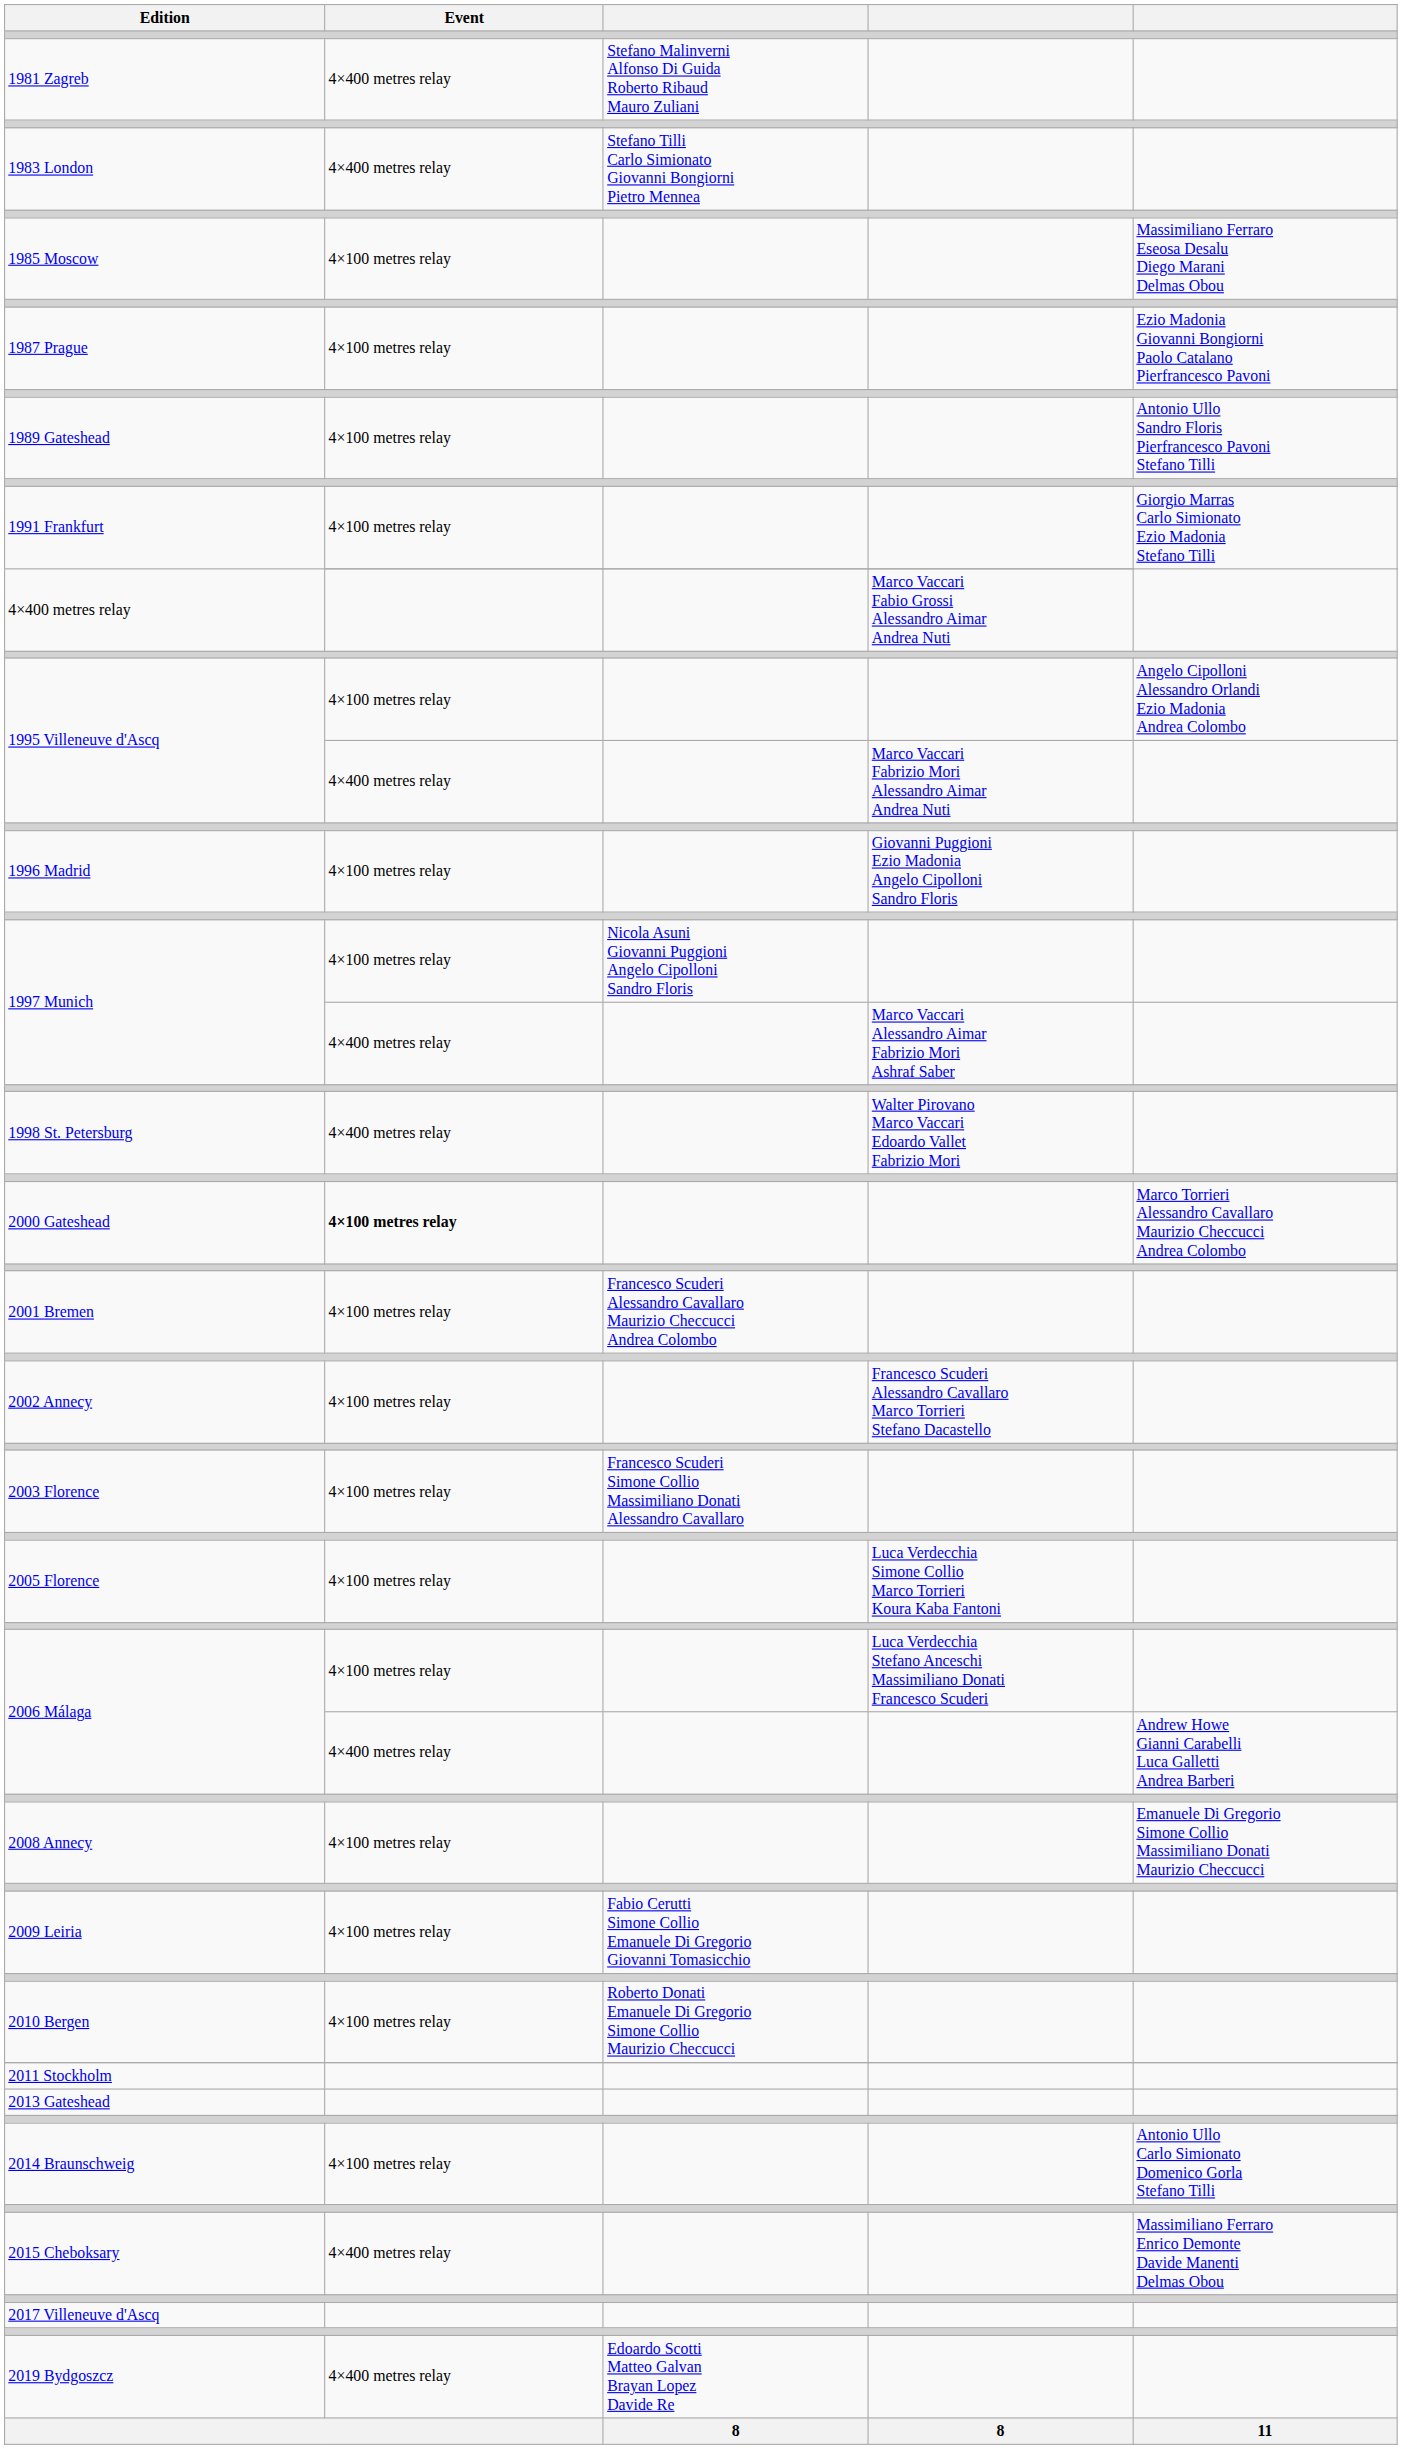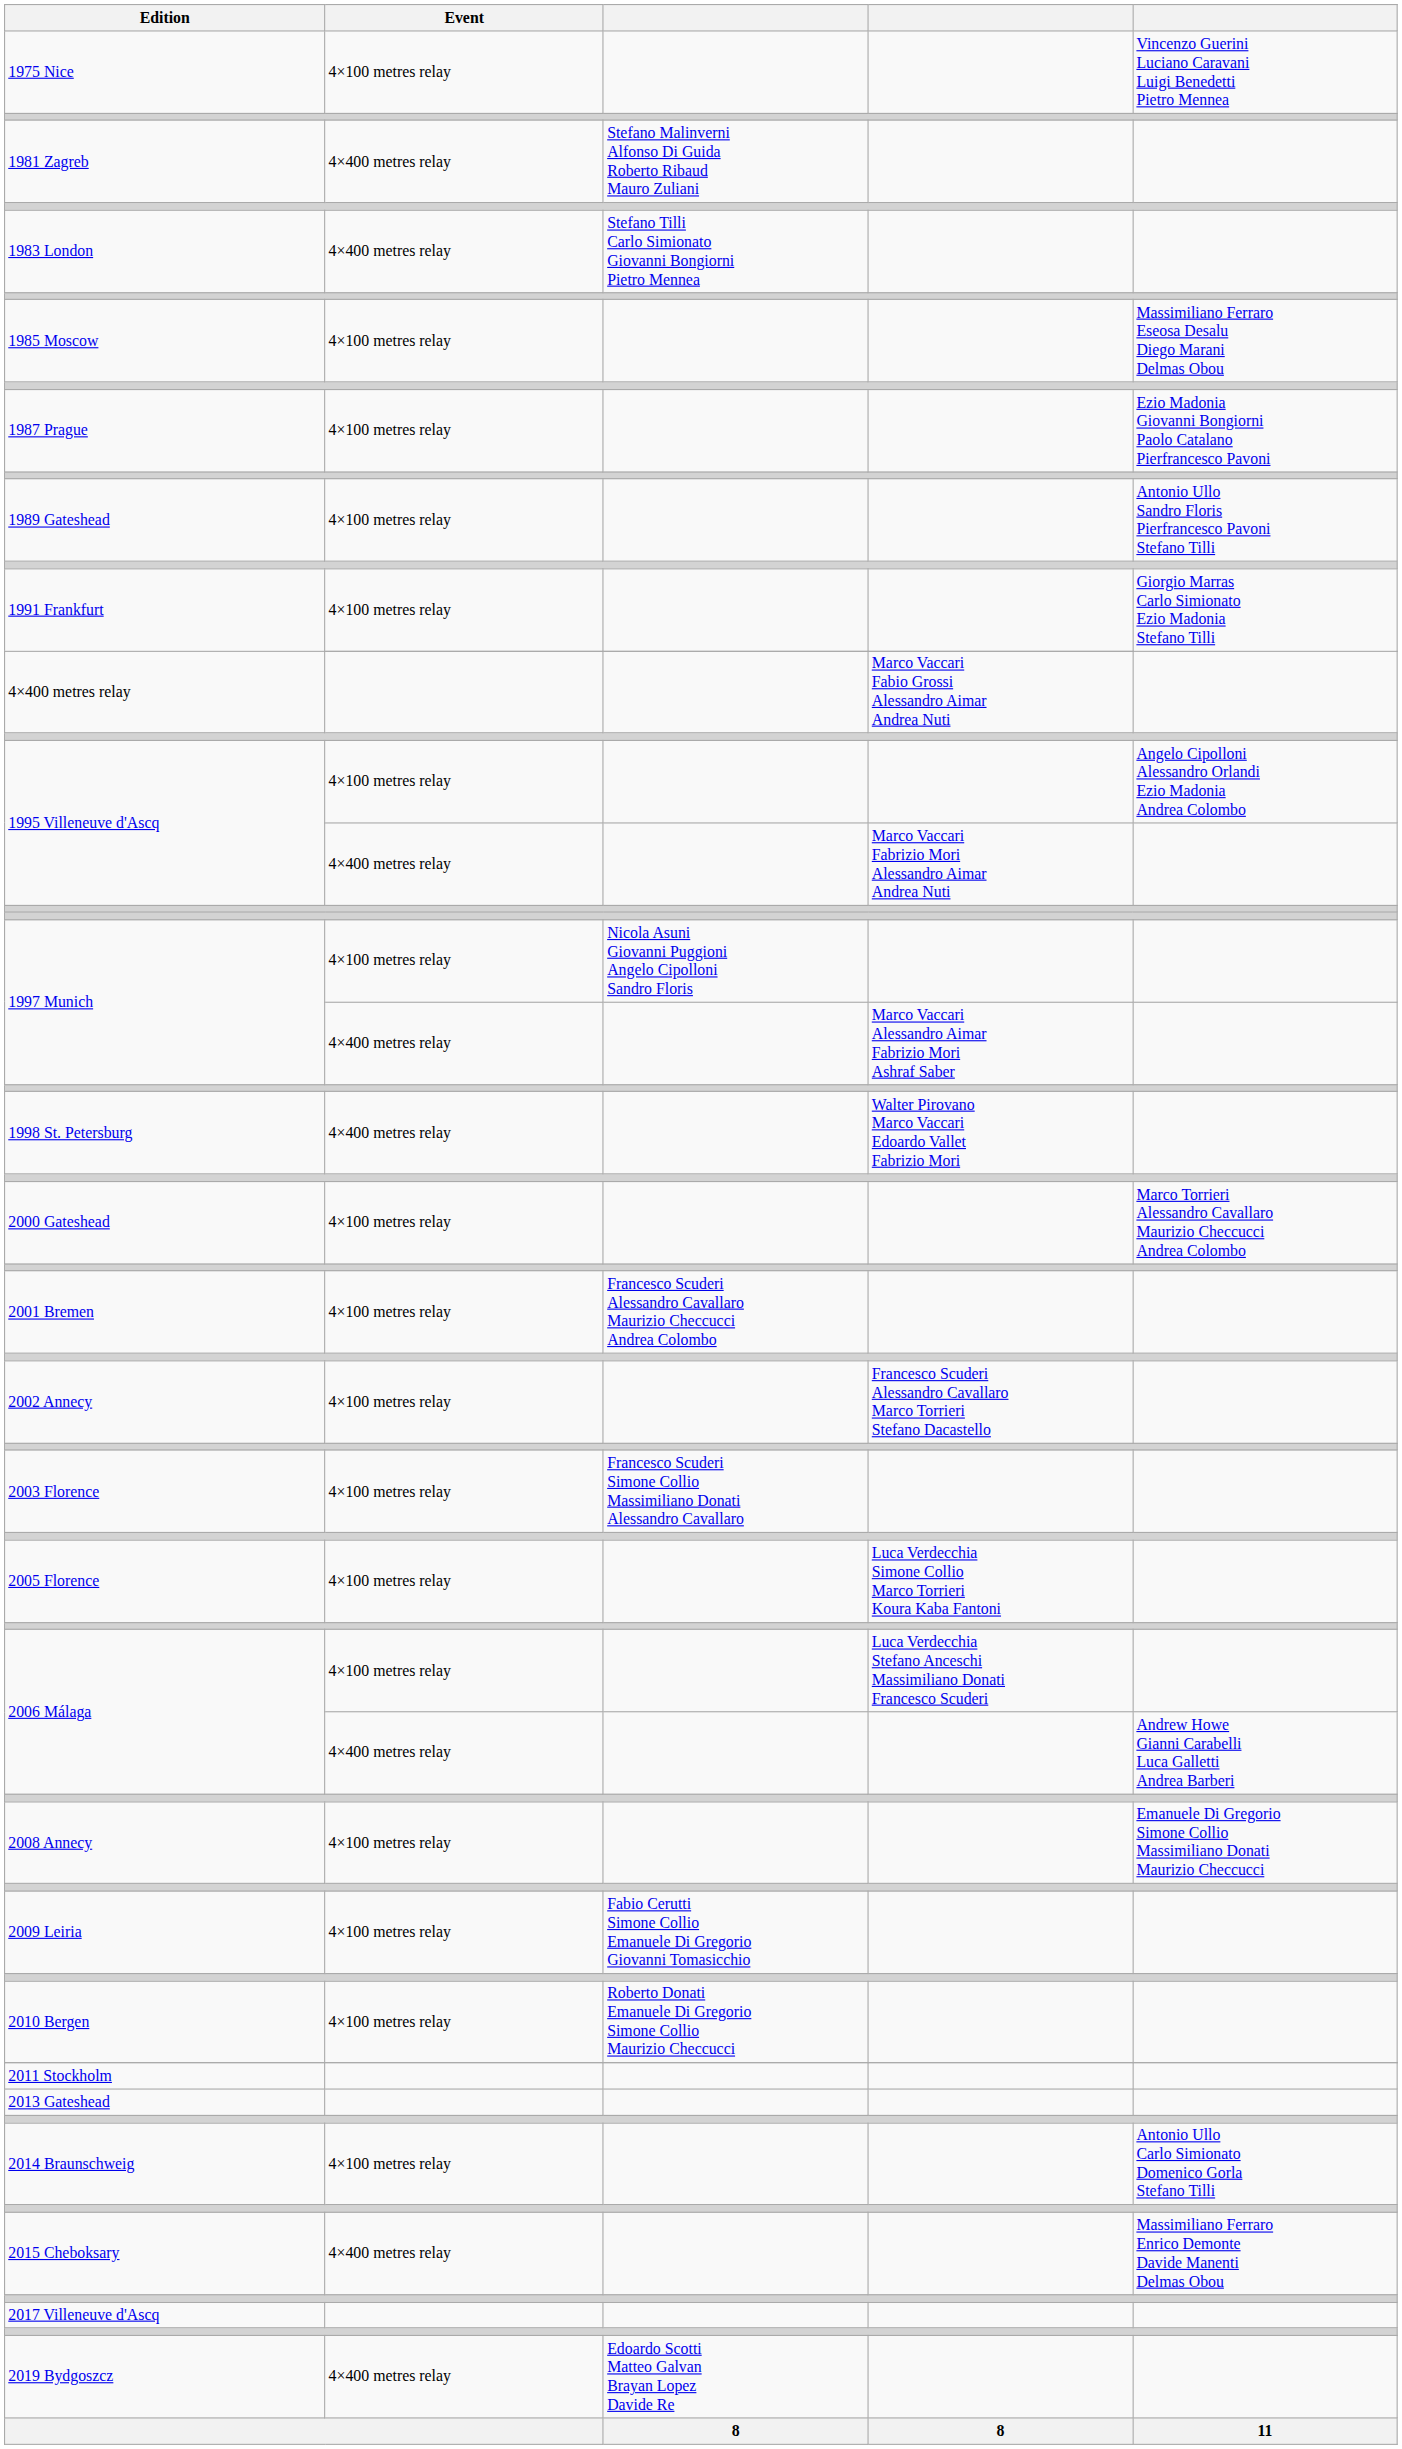+ row: (41, 72)
- row: (49, 871)
(393, 1222) bold -> (390, 1222) normal
